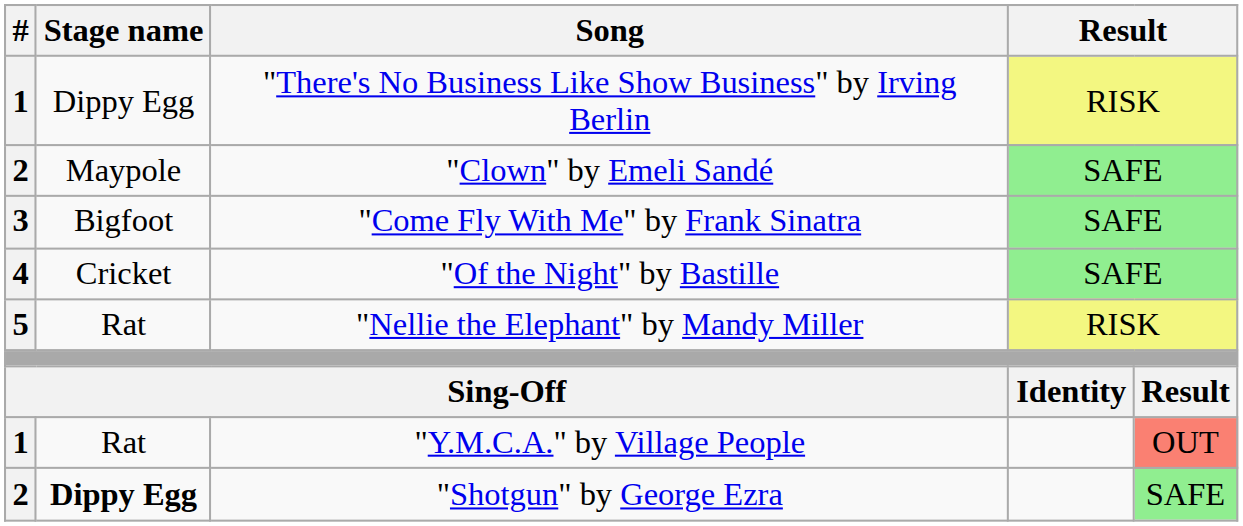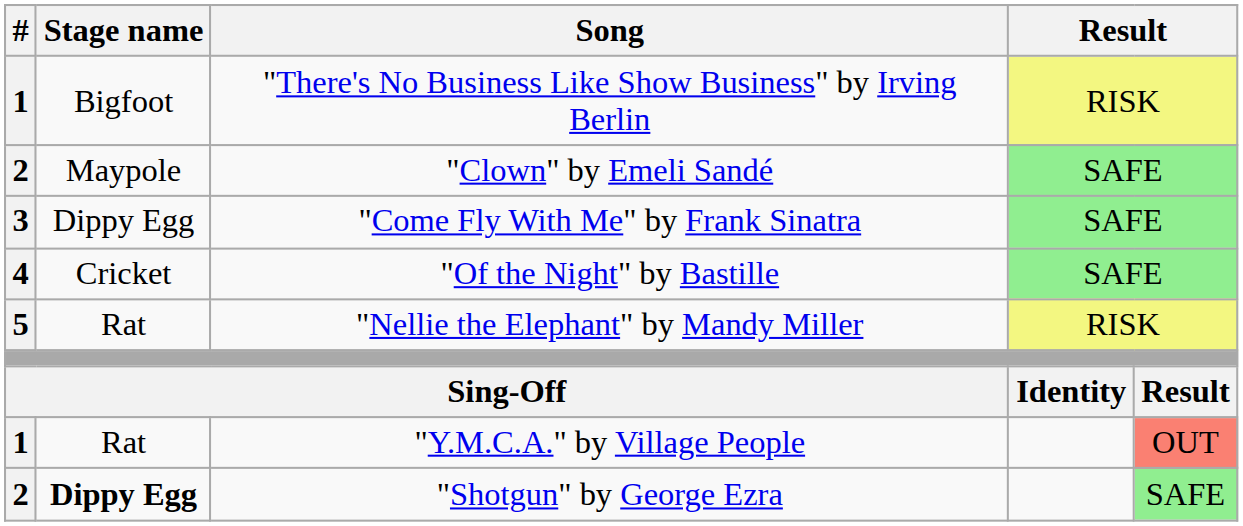(124, 100) Dippy Egg -> (124, 100) Bigfoot
(124, 221) Bigfoot -> (124, 221) Dippy Egg
